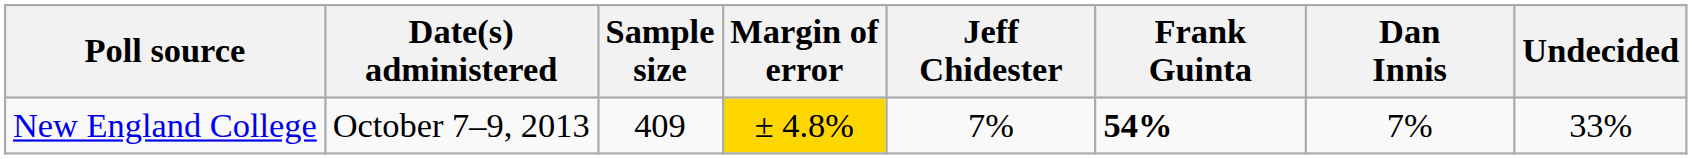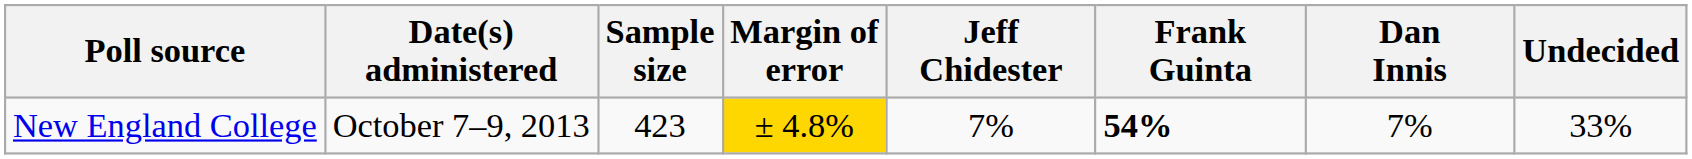(660, 125) 409 -> (660, 125) 423
